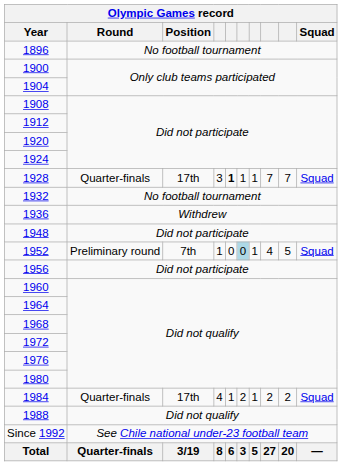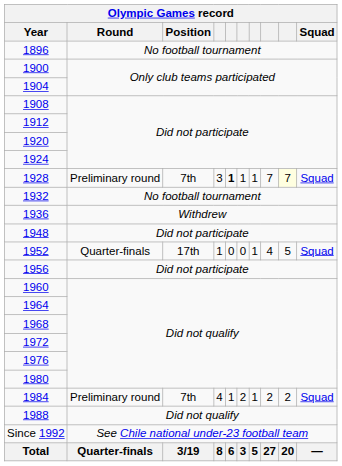(115, 178) Quarter-finals -> (115, 178) Preliminary round
(188, 178) 17th -> (188, 178) 7th
(288, 178) no background -> (288, 178) lightyellow background
(115, 251) Preliminary round -> (115, 251) Quarter-finals
(188, 251) 7th -> (188, 251) 17th
(243, 251) lightblue background -> (243, 251) no background
(115, 397) Quarter-finals -> (115, 397) Preliminary round
(188, 397) 17th -> (188, 397) 7th
